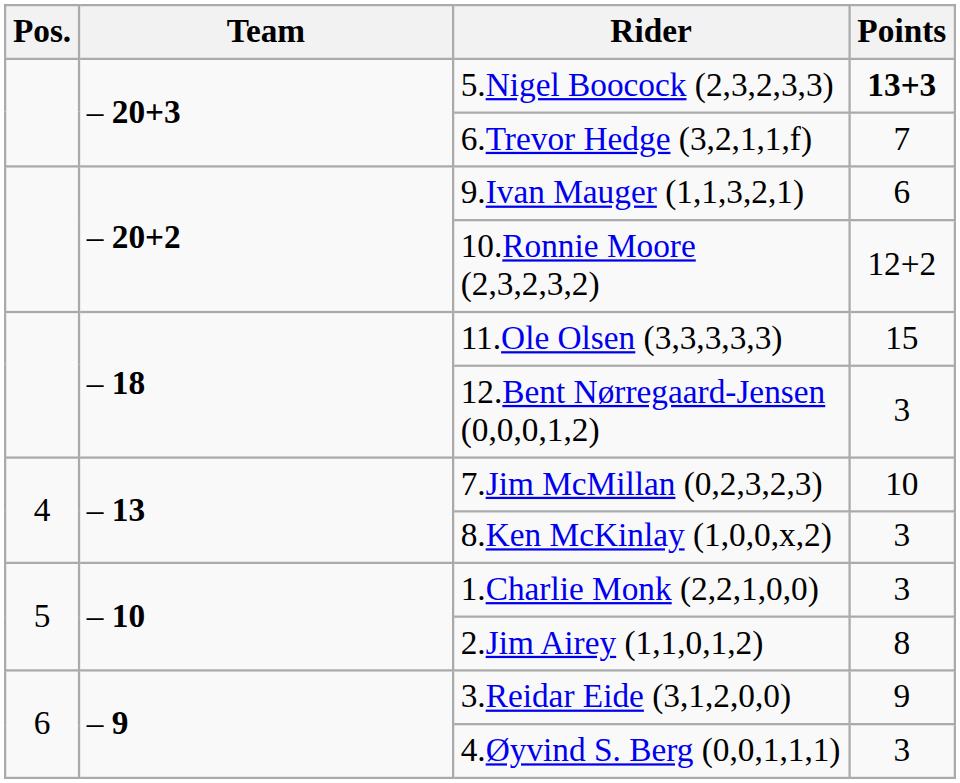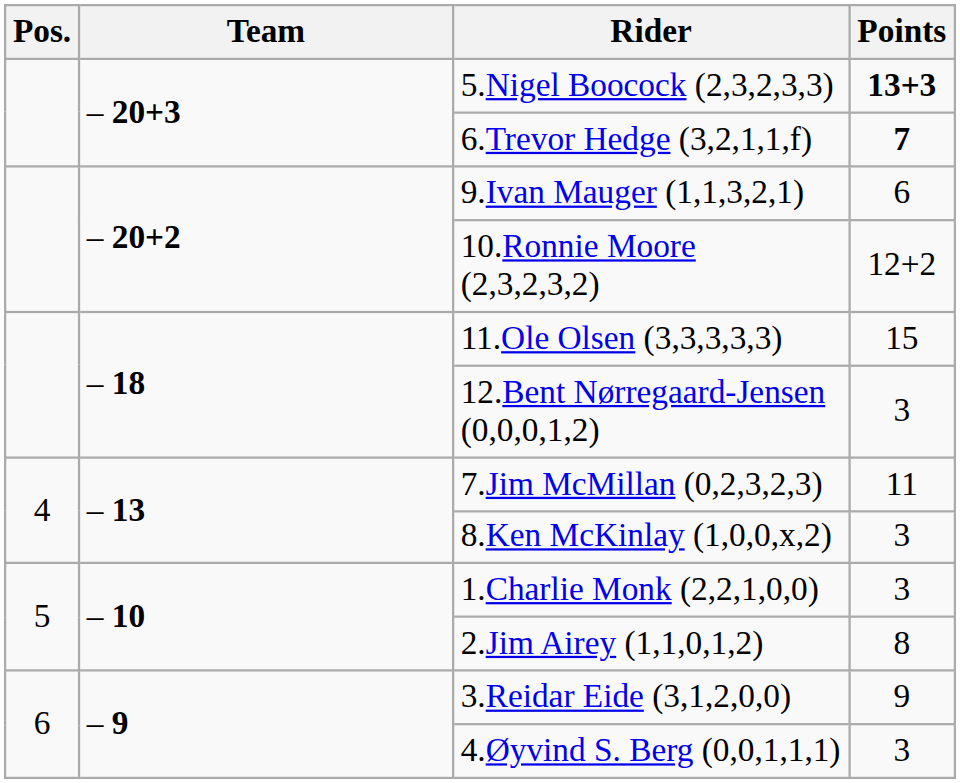(902, 138) normal -> (902, 138) bold
(902, 482) 10 -> (902, 482) 11
